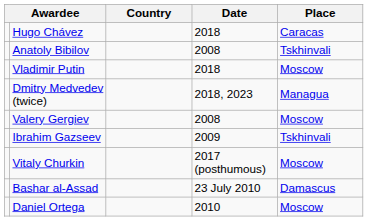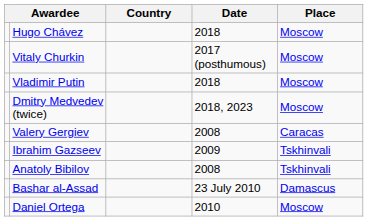(302, 32) Caracas -> (301, 32) Moscow
rows swapped: (51, 50) <-> (48, 163)
(304, 94) Managua -> (301, 107) Moscow
(301, 119) Moscow -> (302, 132) Caracas
